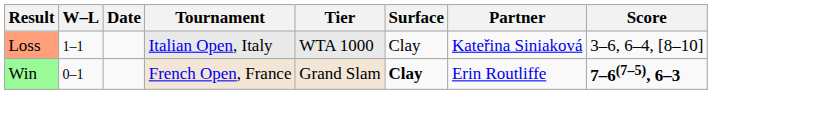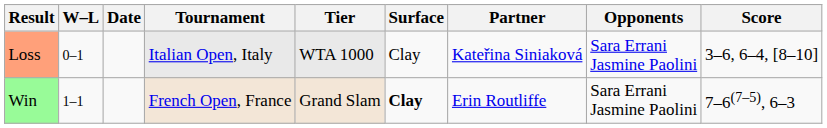+ column: (644, 17)
(73, 45) 1–1 -> (73, 55) 0–1
(73, 75) 0–1 -> (73, 101) 1–1
(635, 74) bold -> (750, 100) normal
